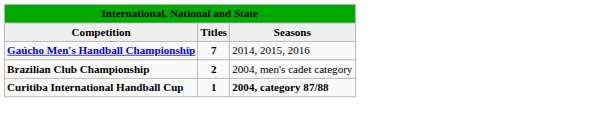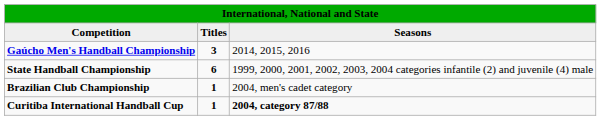(214, 51) 7 -> (214, 51) 3
+ row: (79, 69)
(214, 69) 2 -> (214, 88) 1
